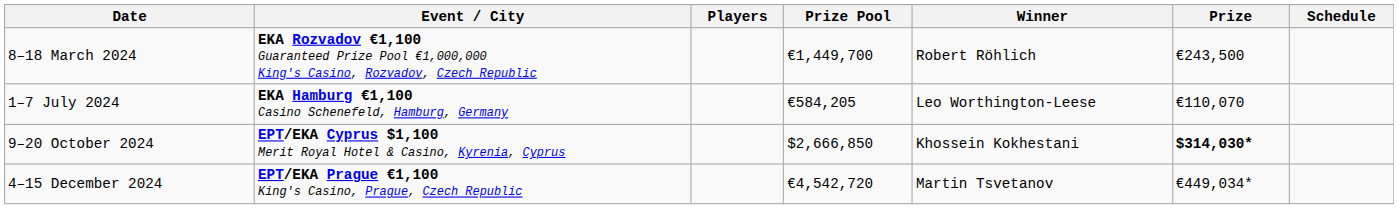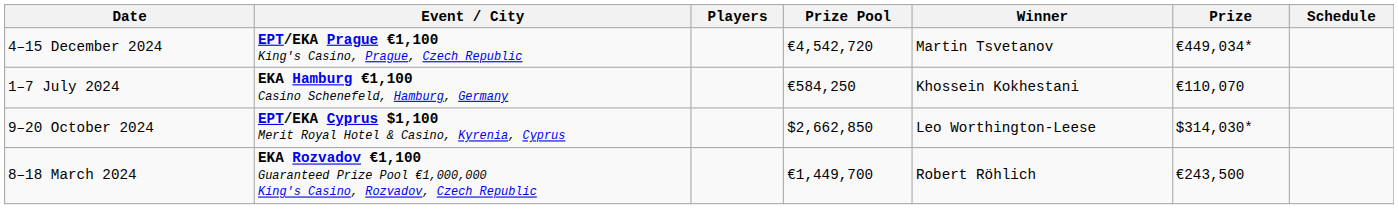rows swapped: (72, 56) <-> (85, 184)
(822, 104) €584,205 -> (822, 88) €584,250
(1006, 104) Leo Worthington-Leese -> (997, 88) Khossein Kokhestani
(830, 144) $2,666,850 -> (830, 127) $2,662,850
(997, 144) Khossein Kokhestani -> (1006, 127) Leo Worthington-Leese
(1214, 144) bold -> (1214, 127) normal
